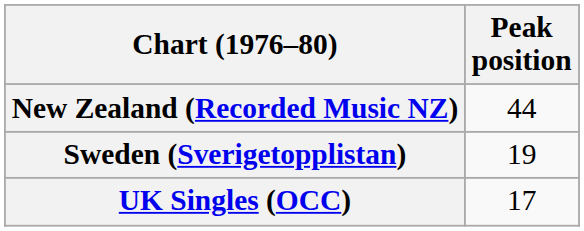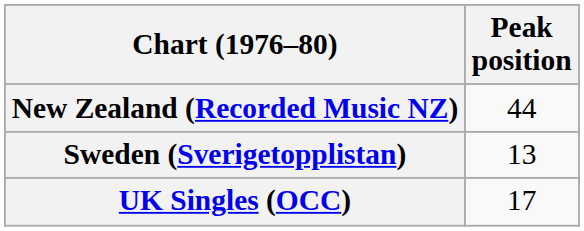(522, 154) 19 -> (522, 154) 13
